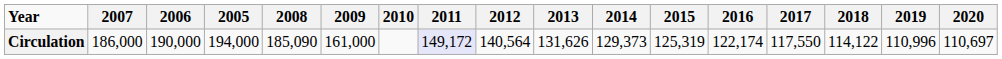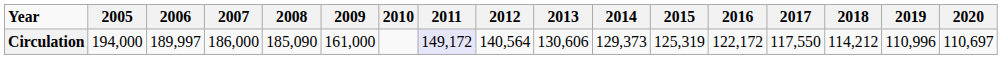columns swapped: (234, 16) <-> (117, 16)
(175, 41) 190,000 -> (175, 41) 189,997
(563, 41) 131,626 -> (563, 41) 130,606
(738, 41) 122,174 -> (738, 41) 122,172
(853, 41) 114,122 -> (853, 41) 114,212
